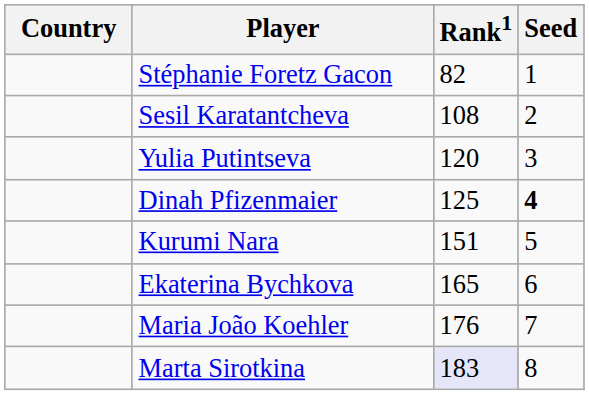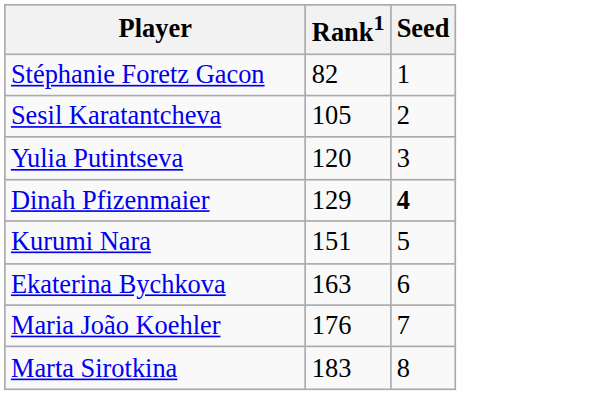- column: (69, 28)
(459, 116) 108 -> (332, 116) 105
(459, 200) 125 -> (332, 200) 129
(459, 283) 165 -> (332, 283) 163
(459, 367) lavender background -> (332, 367) no background
